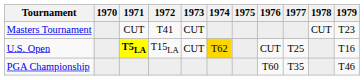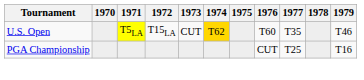- row: (49, 30)
(134, 48) bold -> (131, 31) normal
(270, 48) CUT -> (267, 31) T60
(296, 48) T25 -> (293, 31) T35
(347, 48) T16 -> (344, 31) T46
(270, 67) T60 -> (267, 50) CUT
(296, 67) T35 -> (293, 50) T25
(347, 67) T46 -> (344, 50) T16
